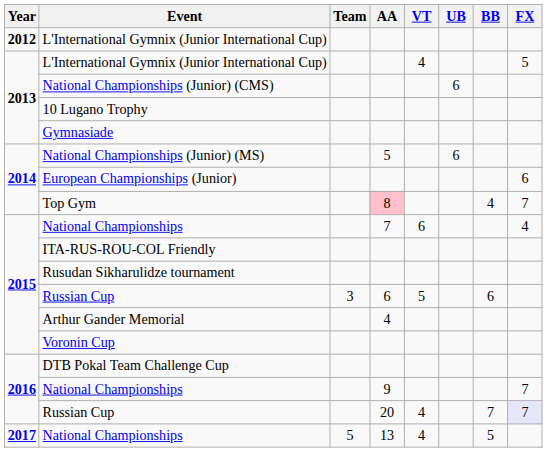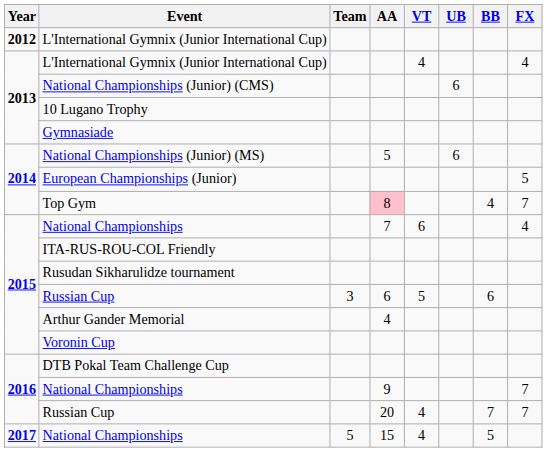(525, 62) 5 -> (525, 62) 4
(525, 179) 6 -> (525, 179) 5
(525, 412) lavender background -> (525, 412) no background
(387, 435) 13 -> (387, 435) 15
